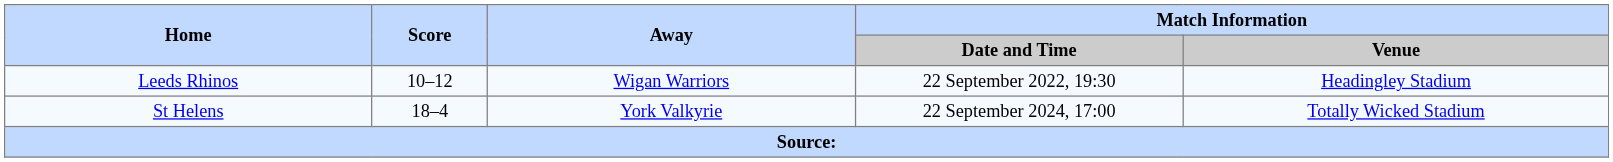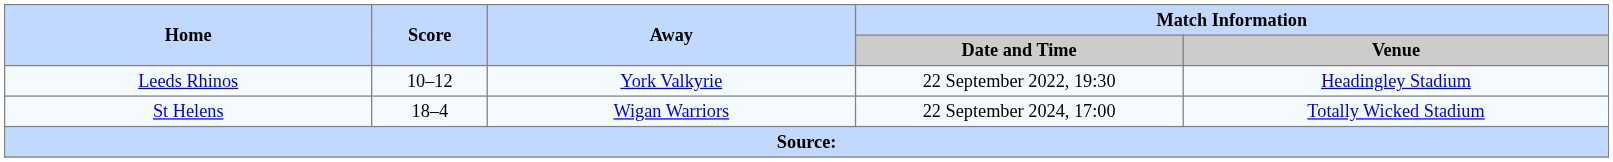(671, 80) Wigan Warriors -> (671, 80) York Valkyrie
(671, 111) York Valkyrie -> (671, 111) Wigan Warriors
